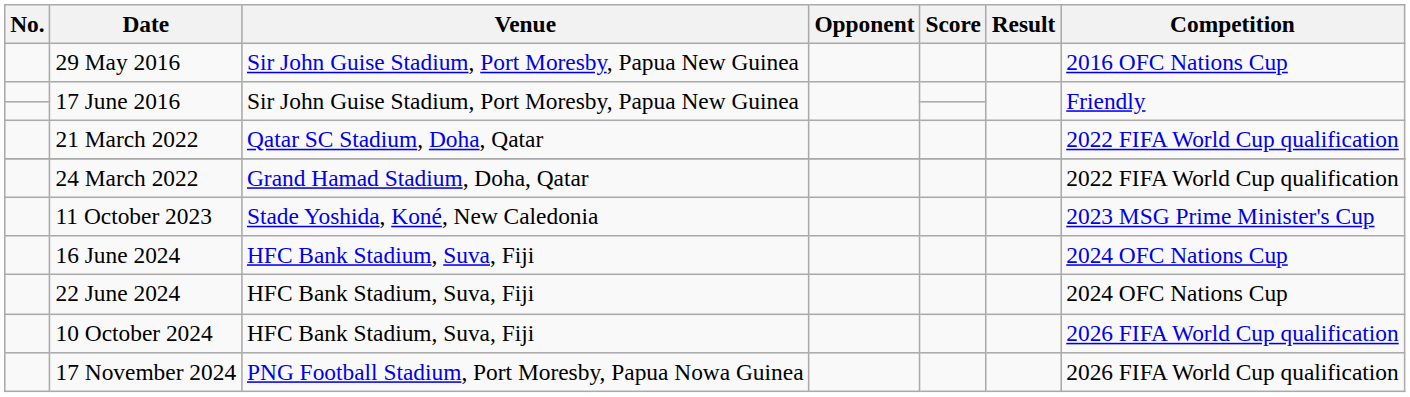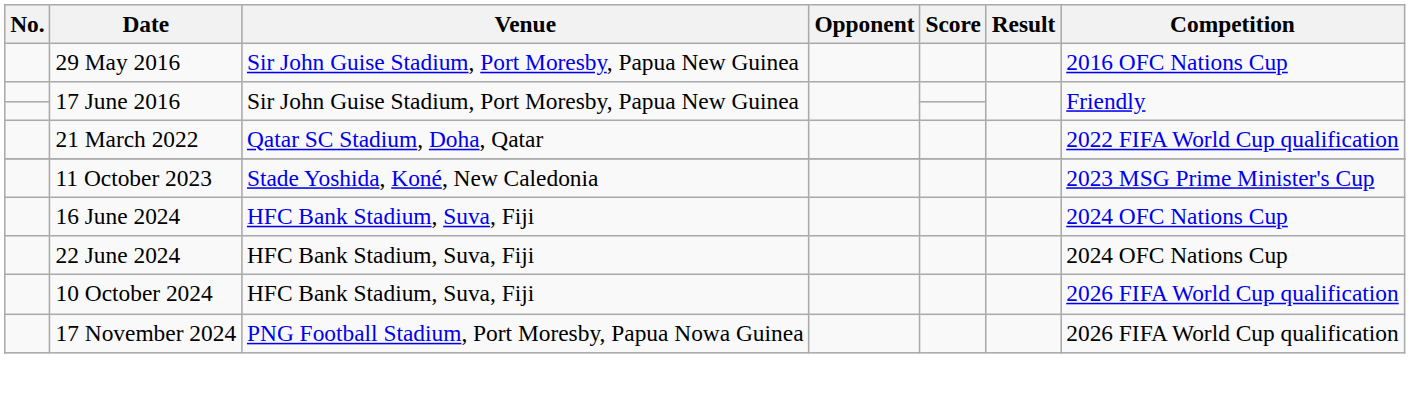- row: (127, 178)
